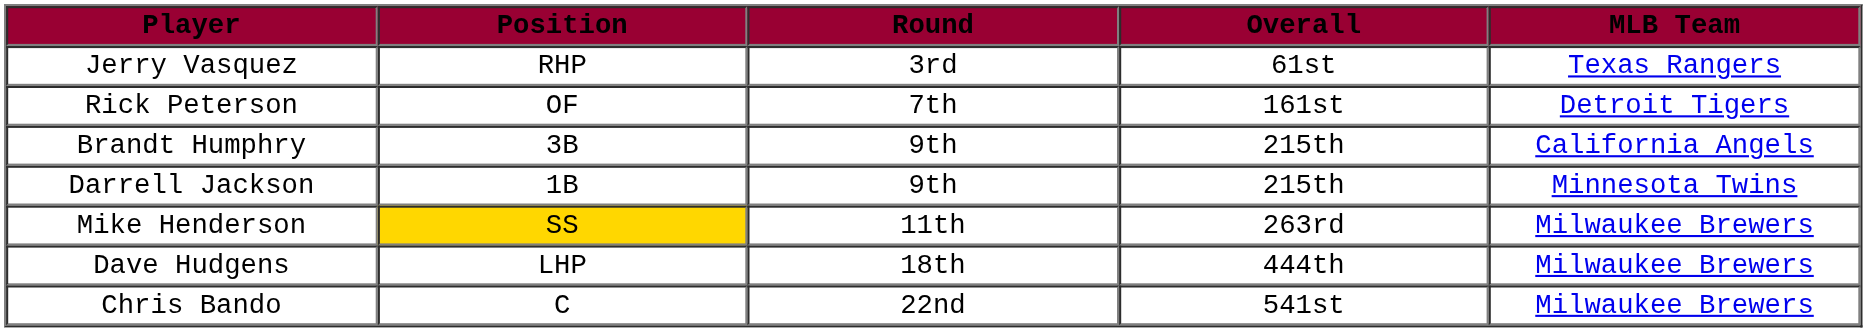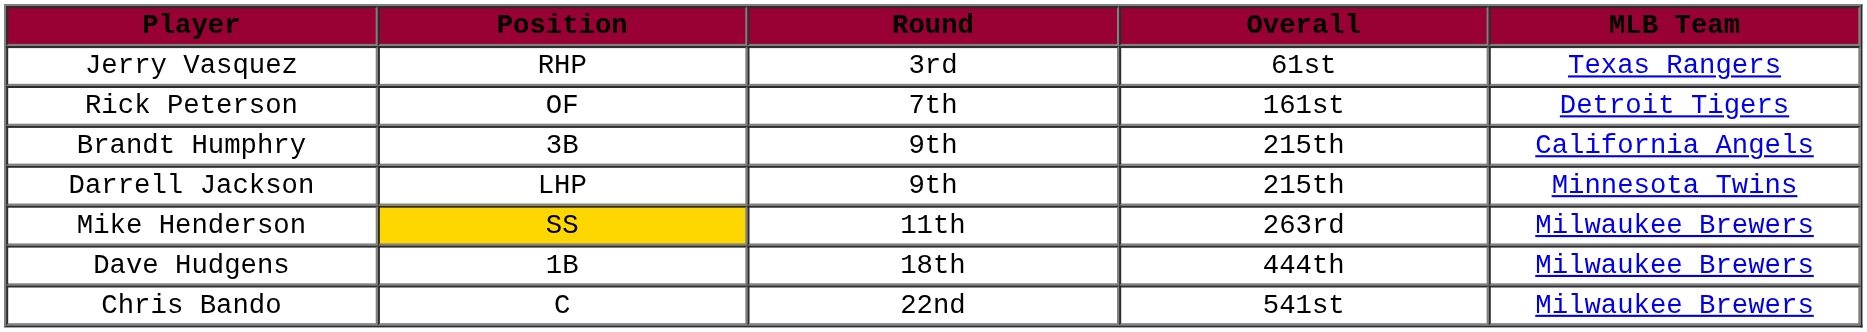(562, 186) 1B -> (562, 186) LHP
(562, 265) LHP -> (562, 265) 1B
